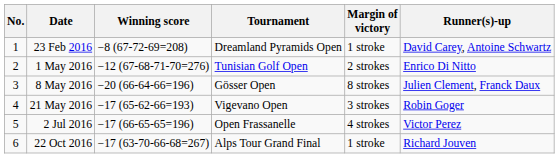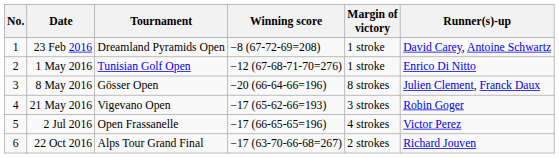columns swapped: (278, 21) <-> (153, 21)
(368, 66) 2 strokes -> (366, 66) 1 stroke
(366, 143) 1 stroke -> (368, 143) 2 strokes
